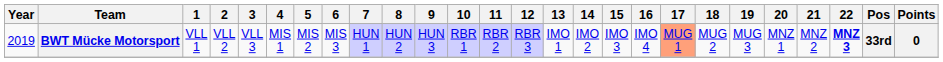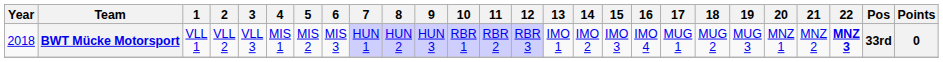(21, 40) 2019 -> (21, 40) 2018
(678, 40) lightsalmon background -> (678, 40) no background
